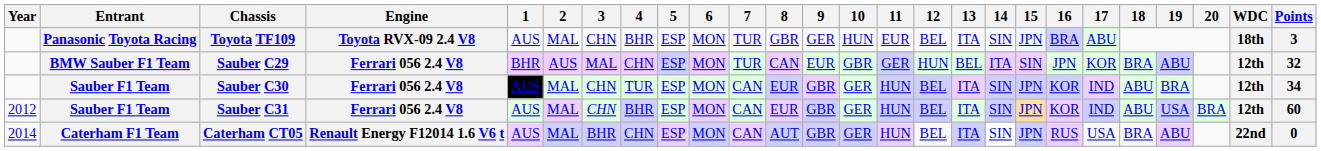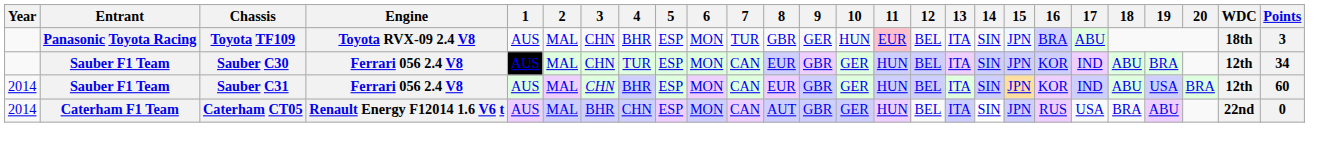(895, 39) no background -> (892, 39) pink background
- row: (253, 62)
(22, 110) 2012 -> (22, 86) 2014
